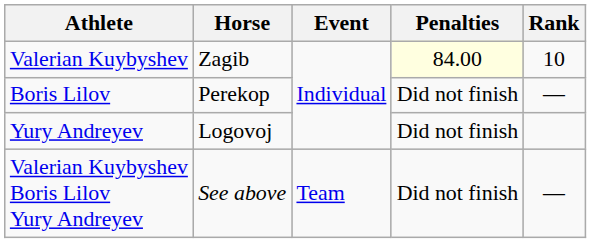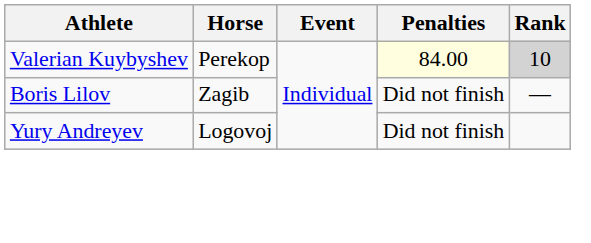(224, 59) Zagib -> (234, 59) Perekop
(554, 59) no background -> (540, 59) lightgrey background
(234, 95) Perekop -> (224, 95) Zagib
- row: (99, 193)
